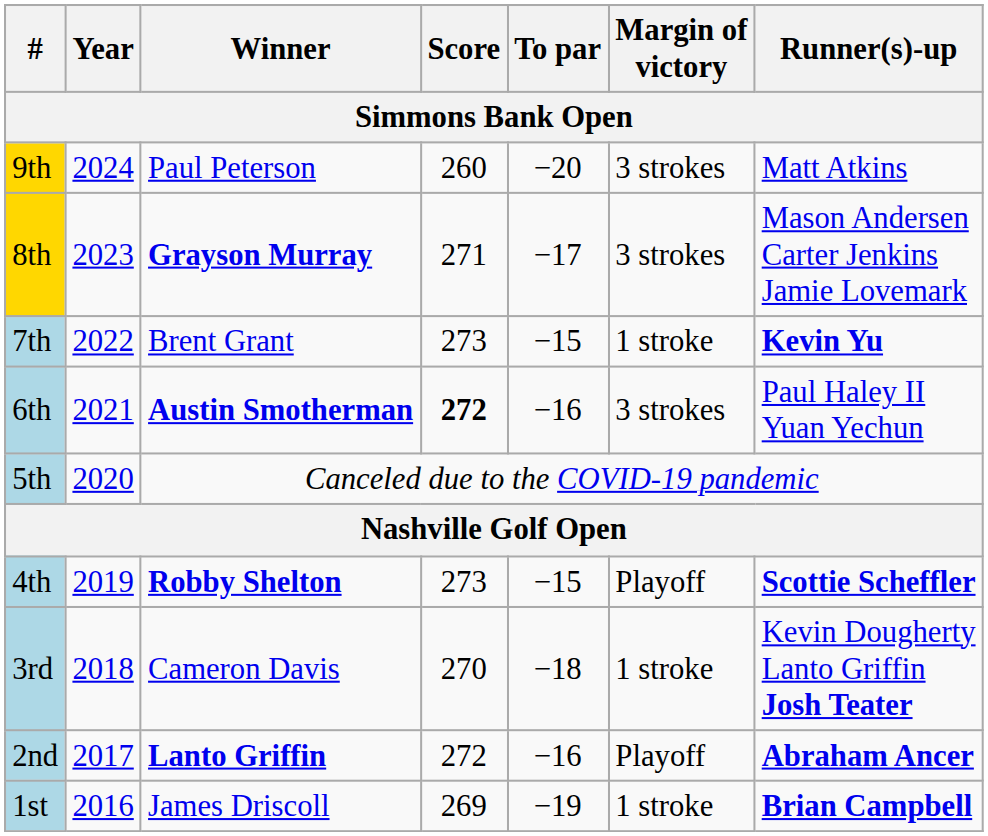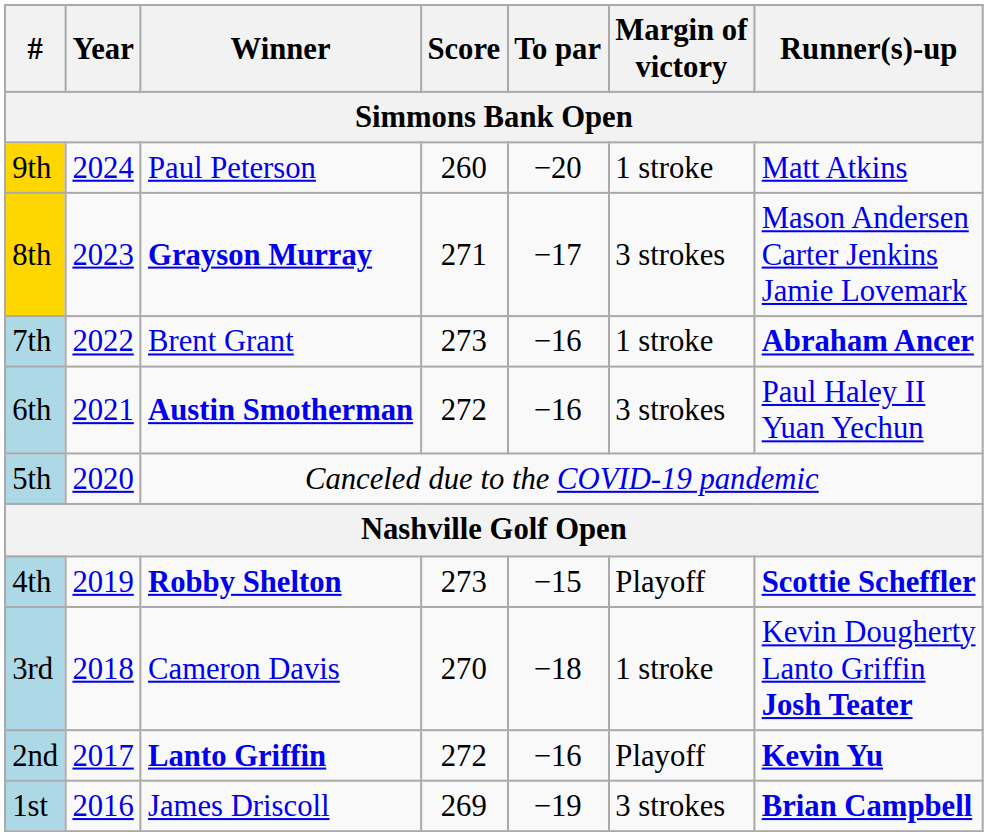(670, 167) 3 strokes -> (664, 167) 1 stroke
(558, 341) −15 -> (558, 341) −16
(822, 341) Kevin Yu -> (868, 341) Abraham Ancer
(464, 410) bold -> (464, 410) normal
(868, 754) Abraham Ancer -> (822, 754) Kevin Yu
(664, 805) 1 stroke -> (670, 805) 3 strokes
